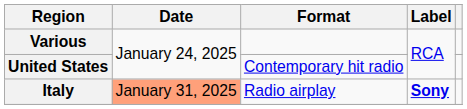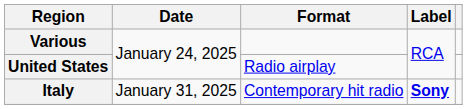(324, 66) Contemporary hit radio -> (290, 66) Radio airplay
(176, 91) lightsalmon background -> (176, 91) no background
(290, 91) Radio airplay -> (324, 91) Contemporary hit radio
